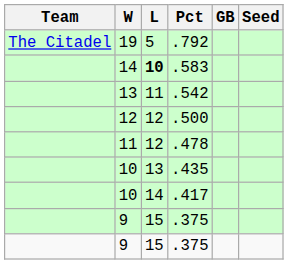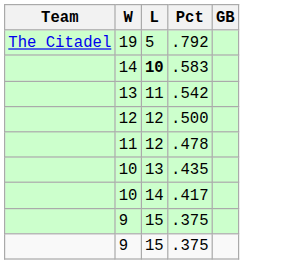- column: (261, 17)
